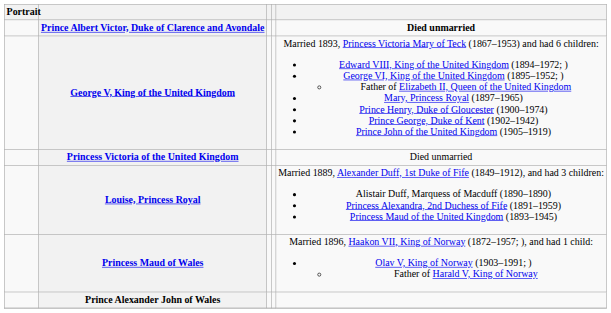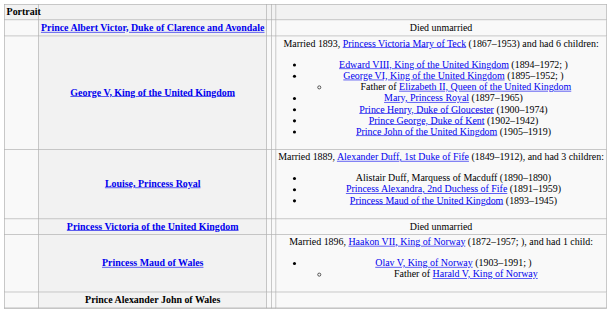(441, 28) bold -> (441, 28) normal
rows swapped: (153, 199) <-> (153, 157)
